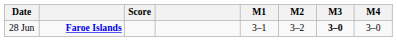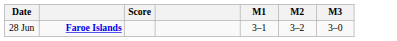- column: (373, 12)
(335, 28) bold -> (335, 28) normal
